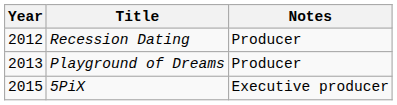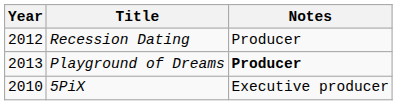(267, 64) normal -> (267, 64) bold
(26, 88) 2015 -> (26, 88) 2010
